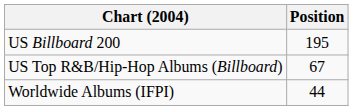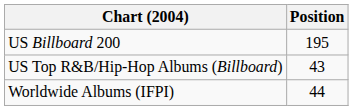(317, 67) 67 -> (317, 67) 43
